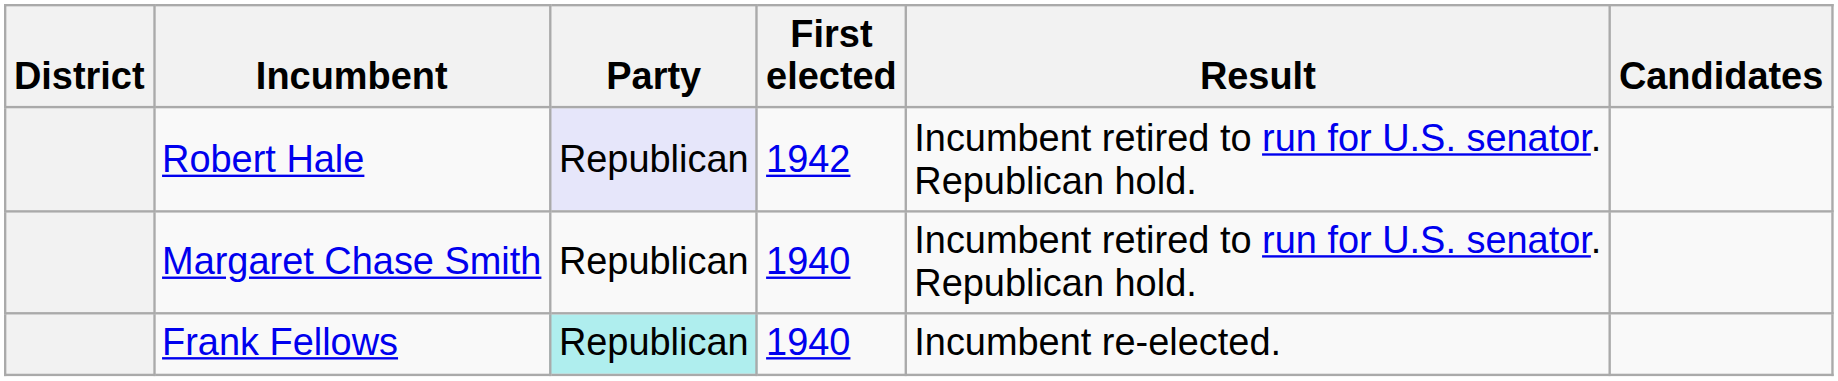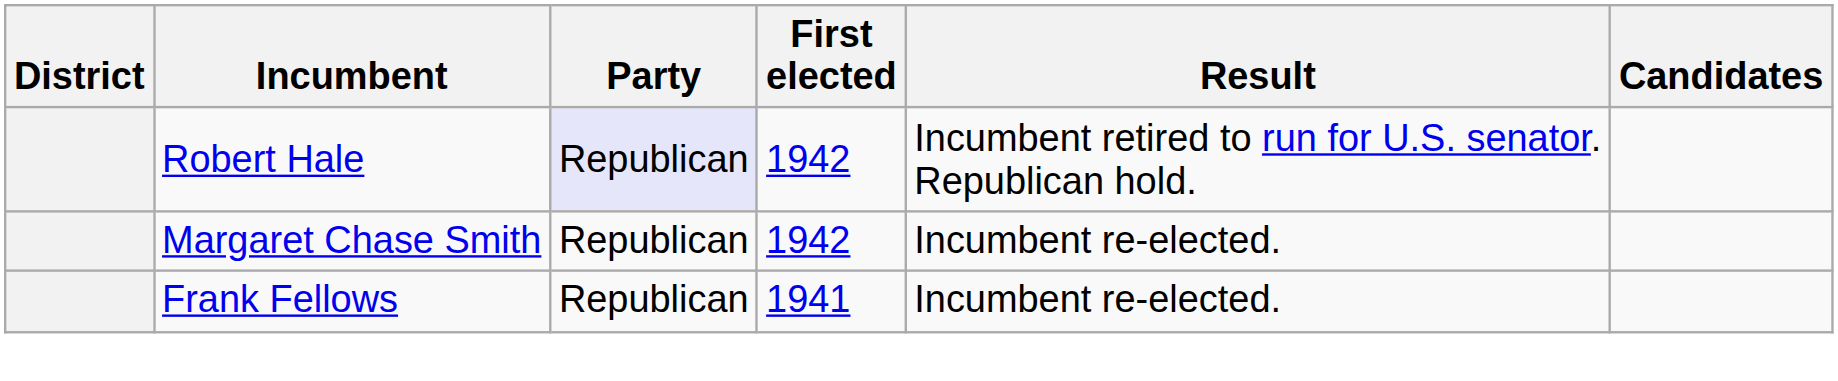(808, 261) 1940 -> (808, 240) 1942
(1258, 261) Incumbent retired to run for U.S. senator. Republican hold. -> (1098, 240) Incumbent re-elected.
(654, 342) paleturquoise background -> (654, 300) no background
(808, 342) 1940 -> (808, 300) 1941
